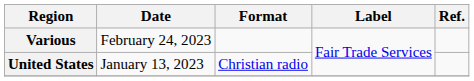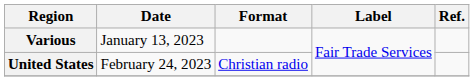(156, 40) February 24, 2023 -> (152, 40) January 13, 2023
(152, 64) January 13, 2023 -> (156, 64) February 24, 2023
